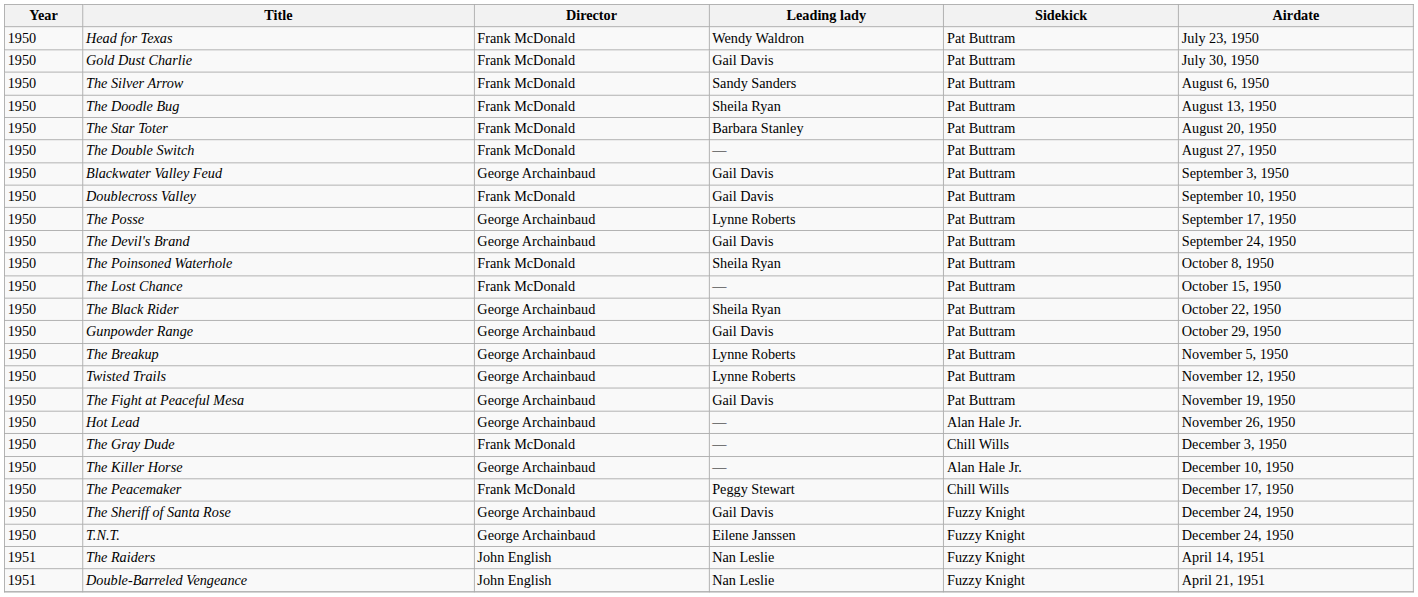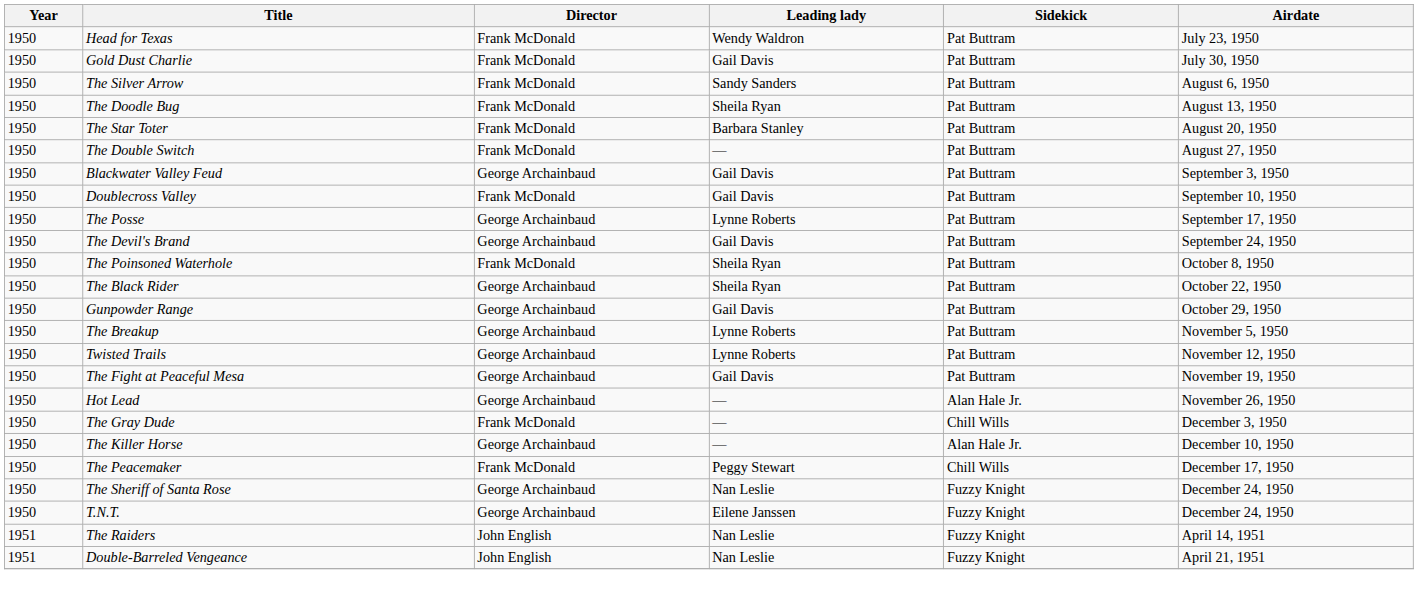- row: (134, 286)
(743, 512) Gail Davis -> (743, 490) Nan Leslie
